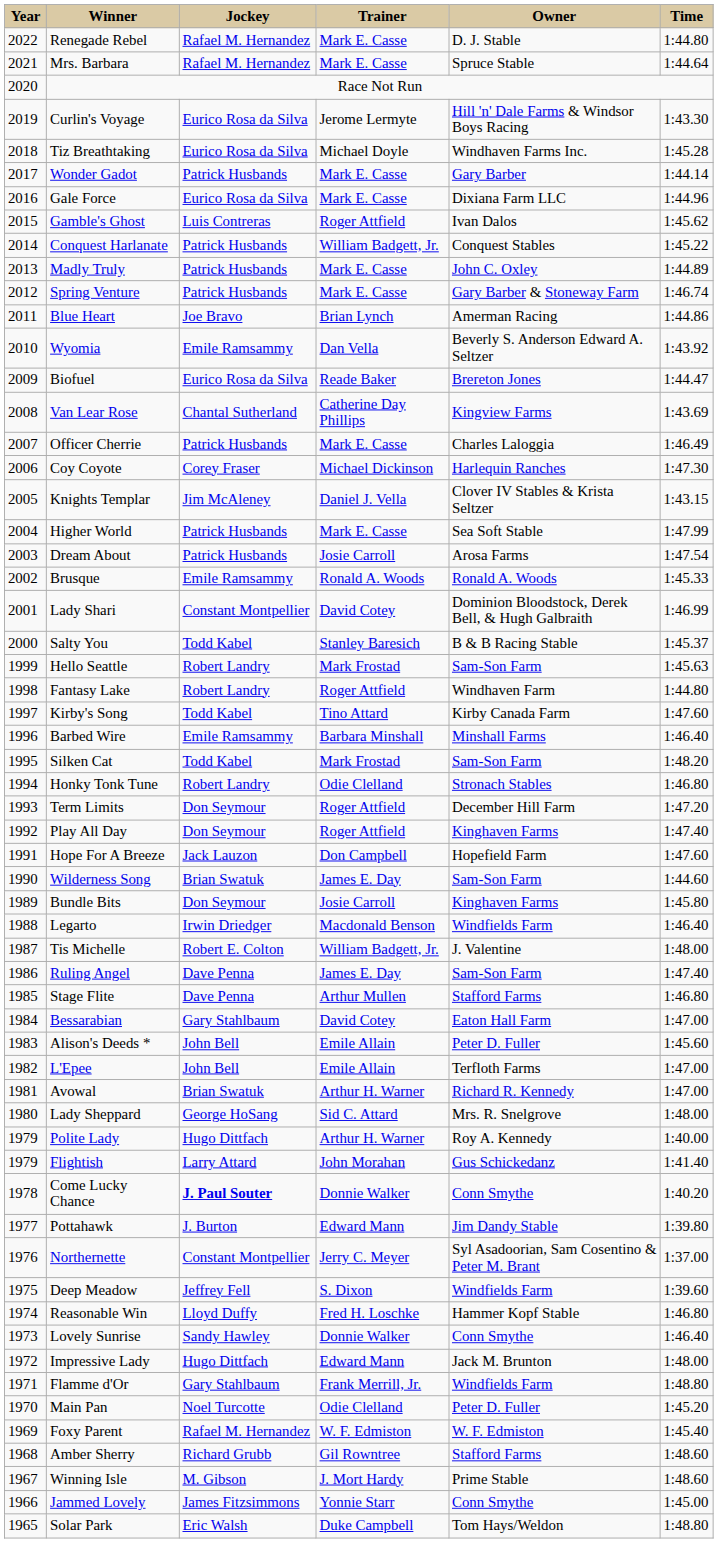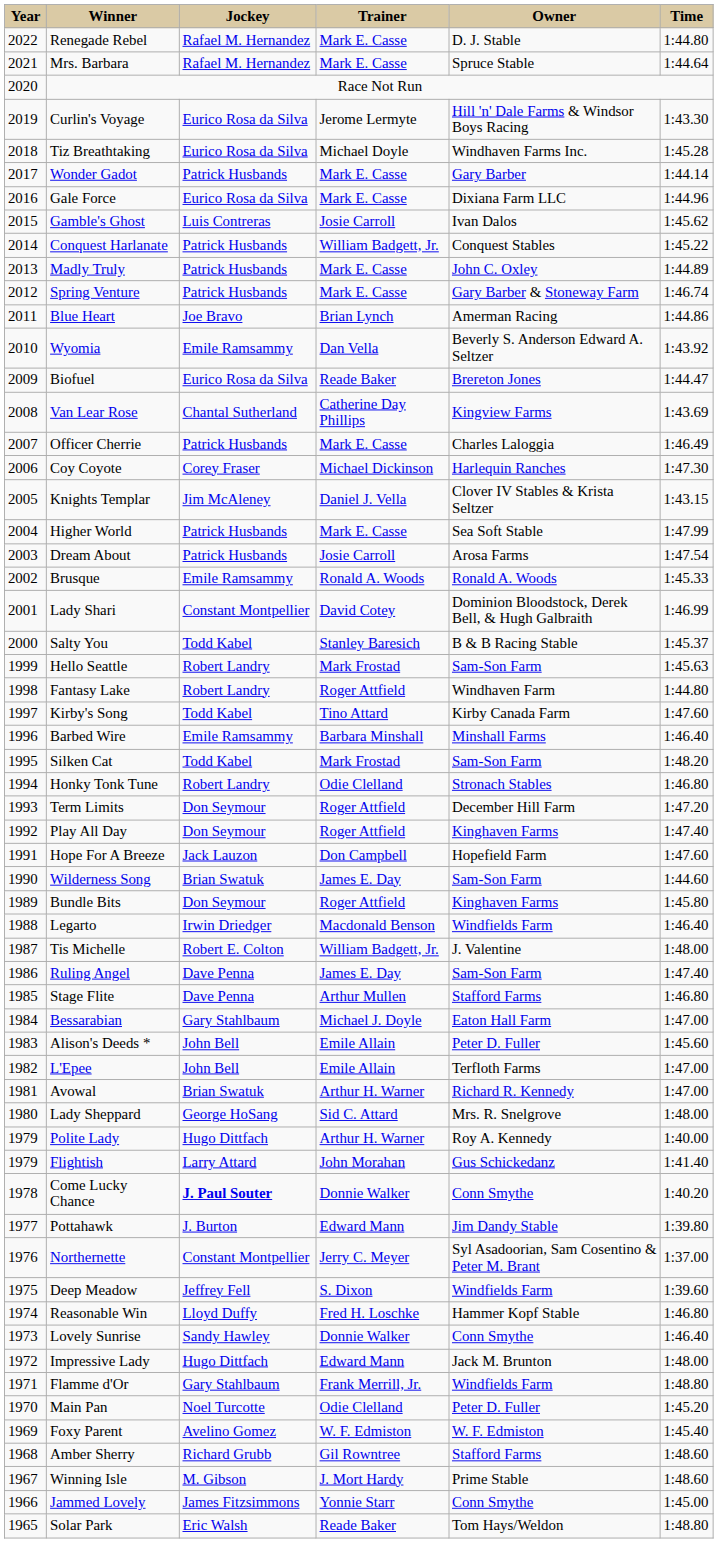(362, 221) Roger Attfield -> (357, 221) Josie Carroll
(357, 902) Josie Carroll -> (362, 902) Roger Attfield
(357, 1020) David Cotey -> (371, 1020) Michael J. Doyle
(246, 1431) Rafael M. Hernandez -> (229, 1431) Avelino Gomez
(366, 1525) Duke Campbell -> (358, 1525) Reade Baker
